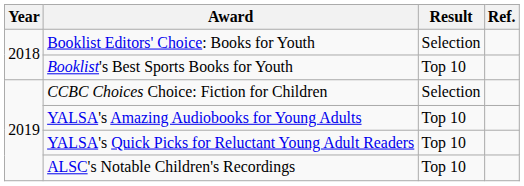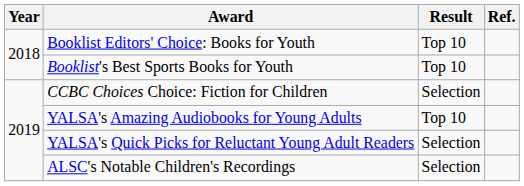(451, 42) Selection -> (444, 42) Top 10
(444, 142) Top 10 -> (451, 142) Selection
(444, 167) Top 10 -> (451, 167) Selection
